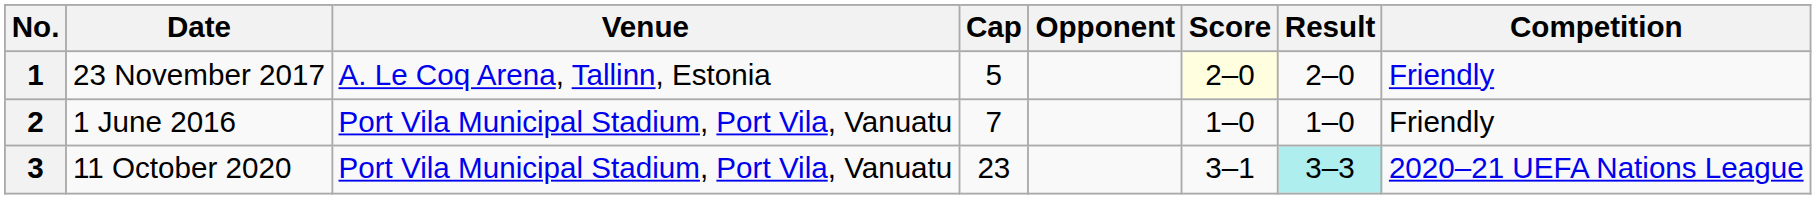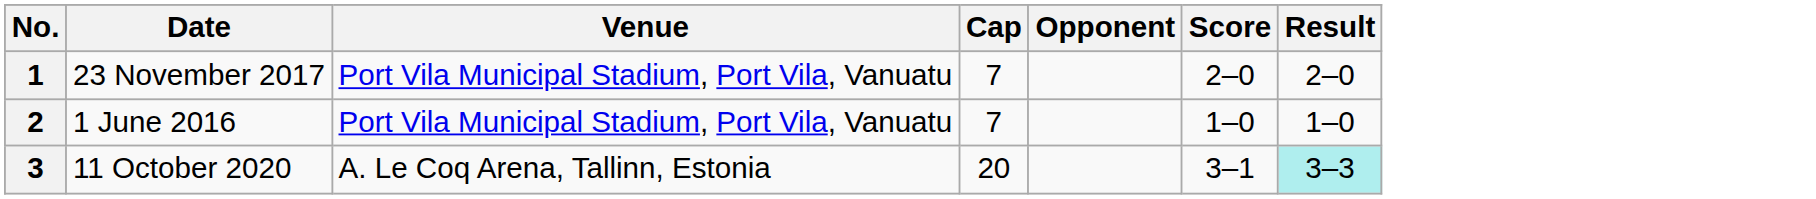- column: (1596, 27)
(555, 74) A. Le Coq Arena, Tallinn, Estonia -> (645, 74) Port Vila Municipal Stadium, Port Vila, Vanuatu
(994, 74) 5 -> (994, 74) 7
(1230, 74) lightyellow background -> (1230, 74) no background
(645, 168) Port Vila Municipal Stadium, Port Vila, Vanuatu -> (555, 168) A. Le Coq Arena, Tallinn, Estonia
(994, 168) 23 -> (994, 168) 20
